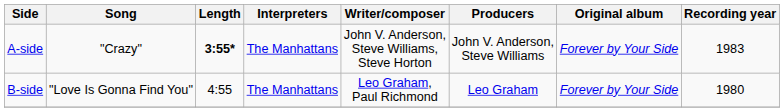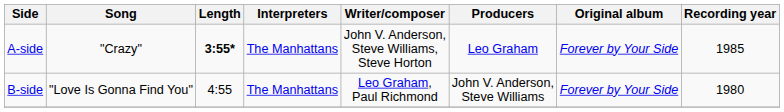(503, 48) John V. Anderson, Steve Williams -> (503, 48) Leo Graham
(730, 48) 1983 -> (730, 48) 1985
(503, 90) Leo Graham -> (503, 90) John V. Anderson, Steve Williams
